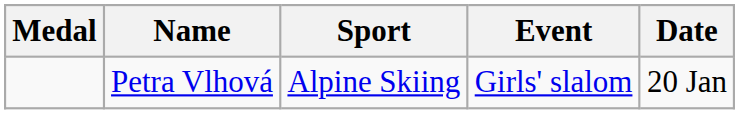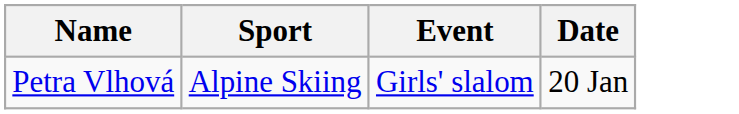- column: (54, 30)
